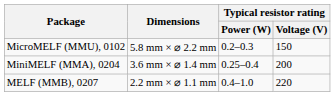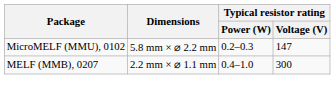(284, 47) 150 -> (284, 47) 147
- row: (63, 65)
(284, 82) 220 -> (284, 65) 300
